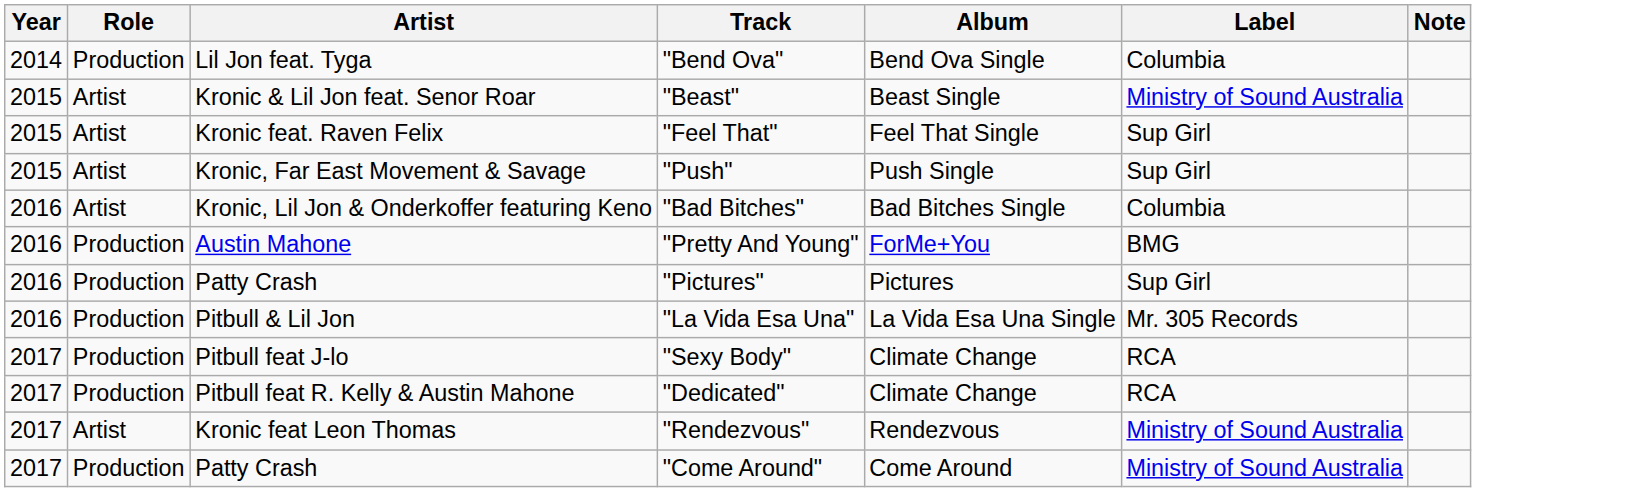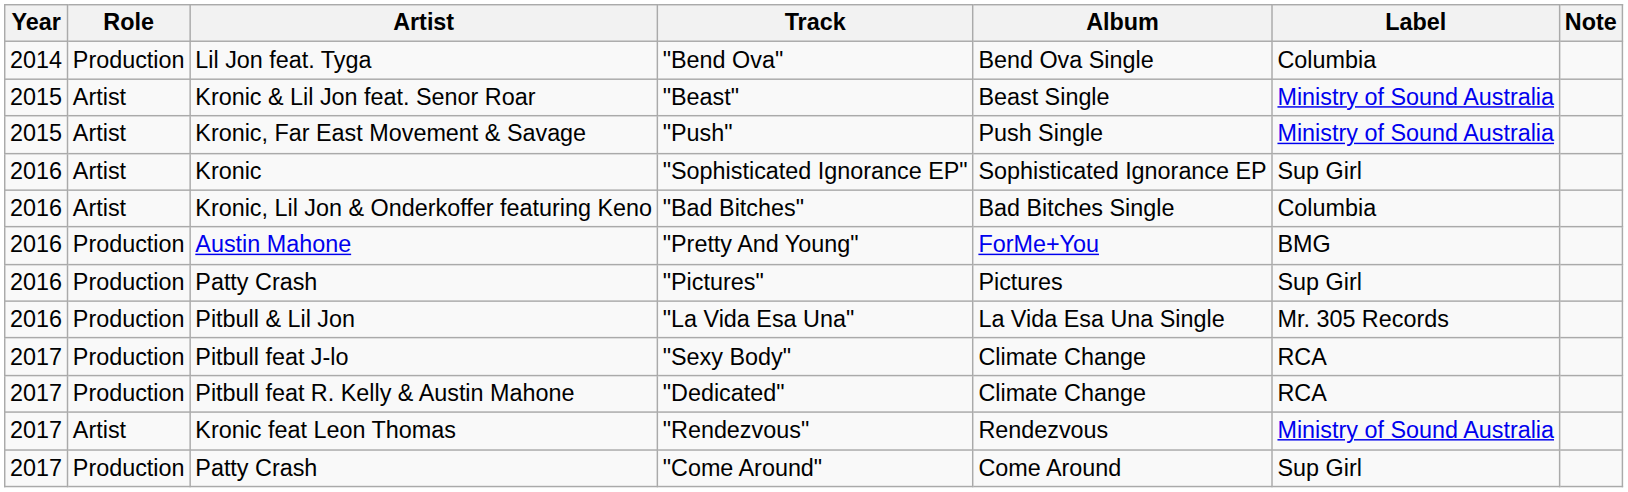- row: (720, 134)
(1169, 171) Sup Girl -> (1416, 134) Ministry of Sound Australia
+ row: (815, 171)
(1265, 467) Ministry of Sound Australia -> (1320, 467) Sup Girl
